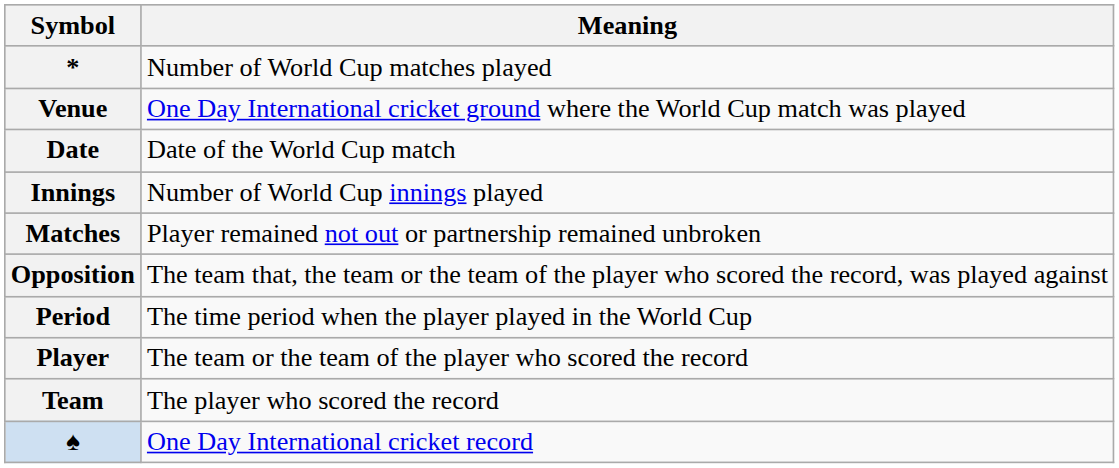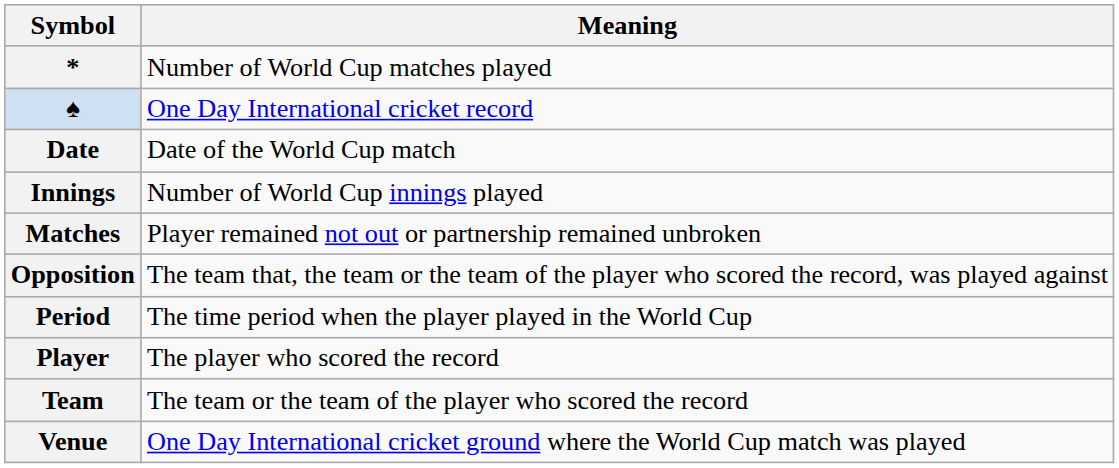rows swapped: (73, 441) <-> (73, 108)
(447, 358) The team or the team of the player who scored the record -> (323, 358) The player who scored the record
(323, 399) The player who scored the record -> (447, 399) The team or the team of the player who scored the record
